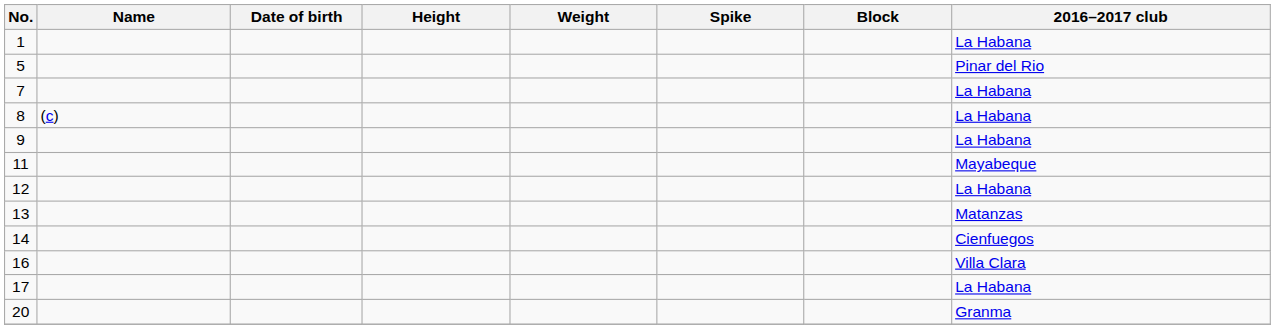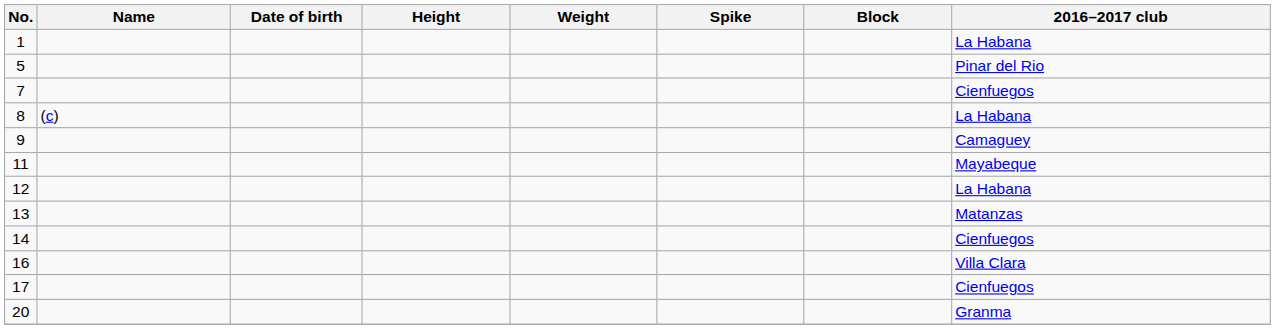(993, 91) La Habana -> (994, 91) Cienfuegos
(993, 140) La Habana -> (993, 140) Camaguey
(993, 287) La Habana -> (994, 287) Cienfuegos
